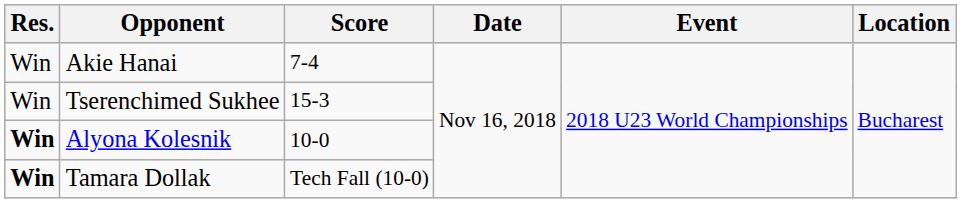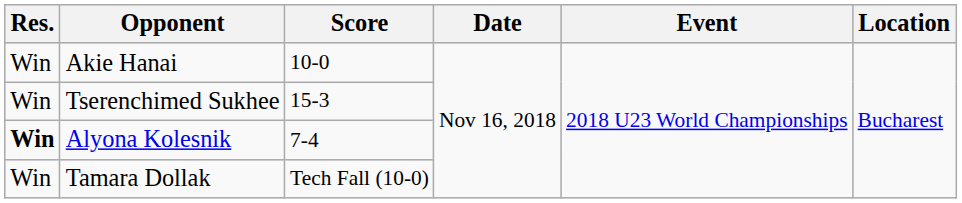(304, 62) 7-4 -> (310, 62) 10-0
(310, 139) 10-0 -> (304, 139) 7-4
(32, 178) bold -> (31, 178) normal
